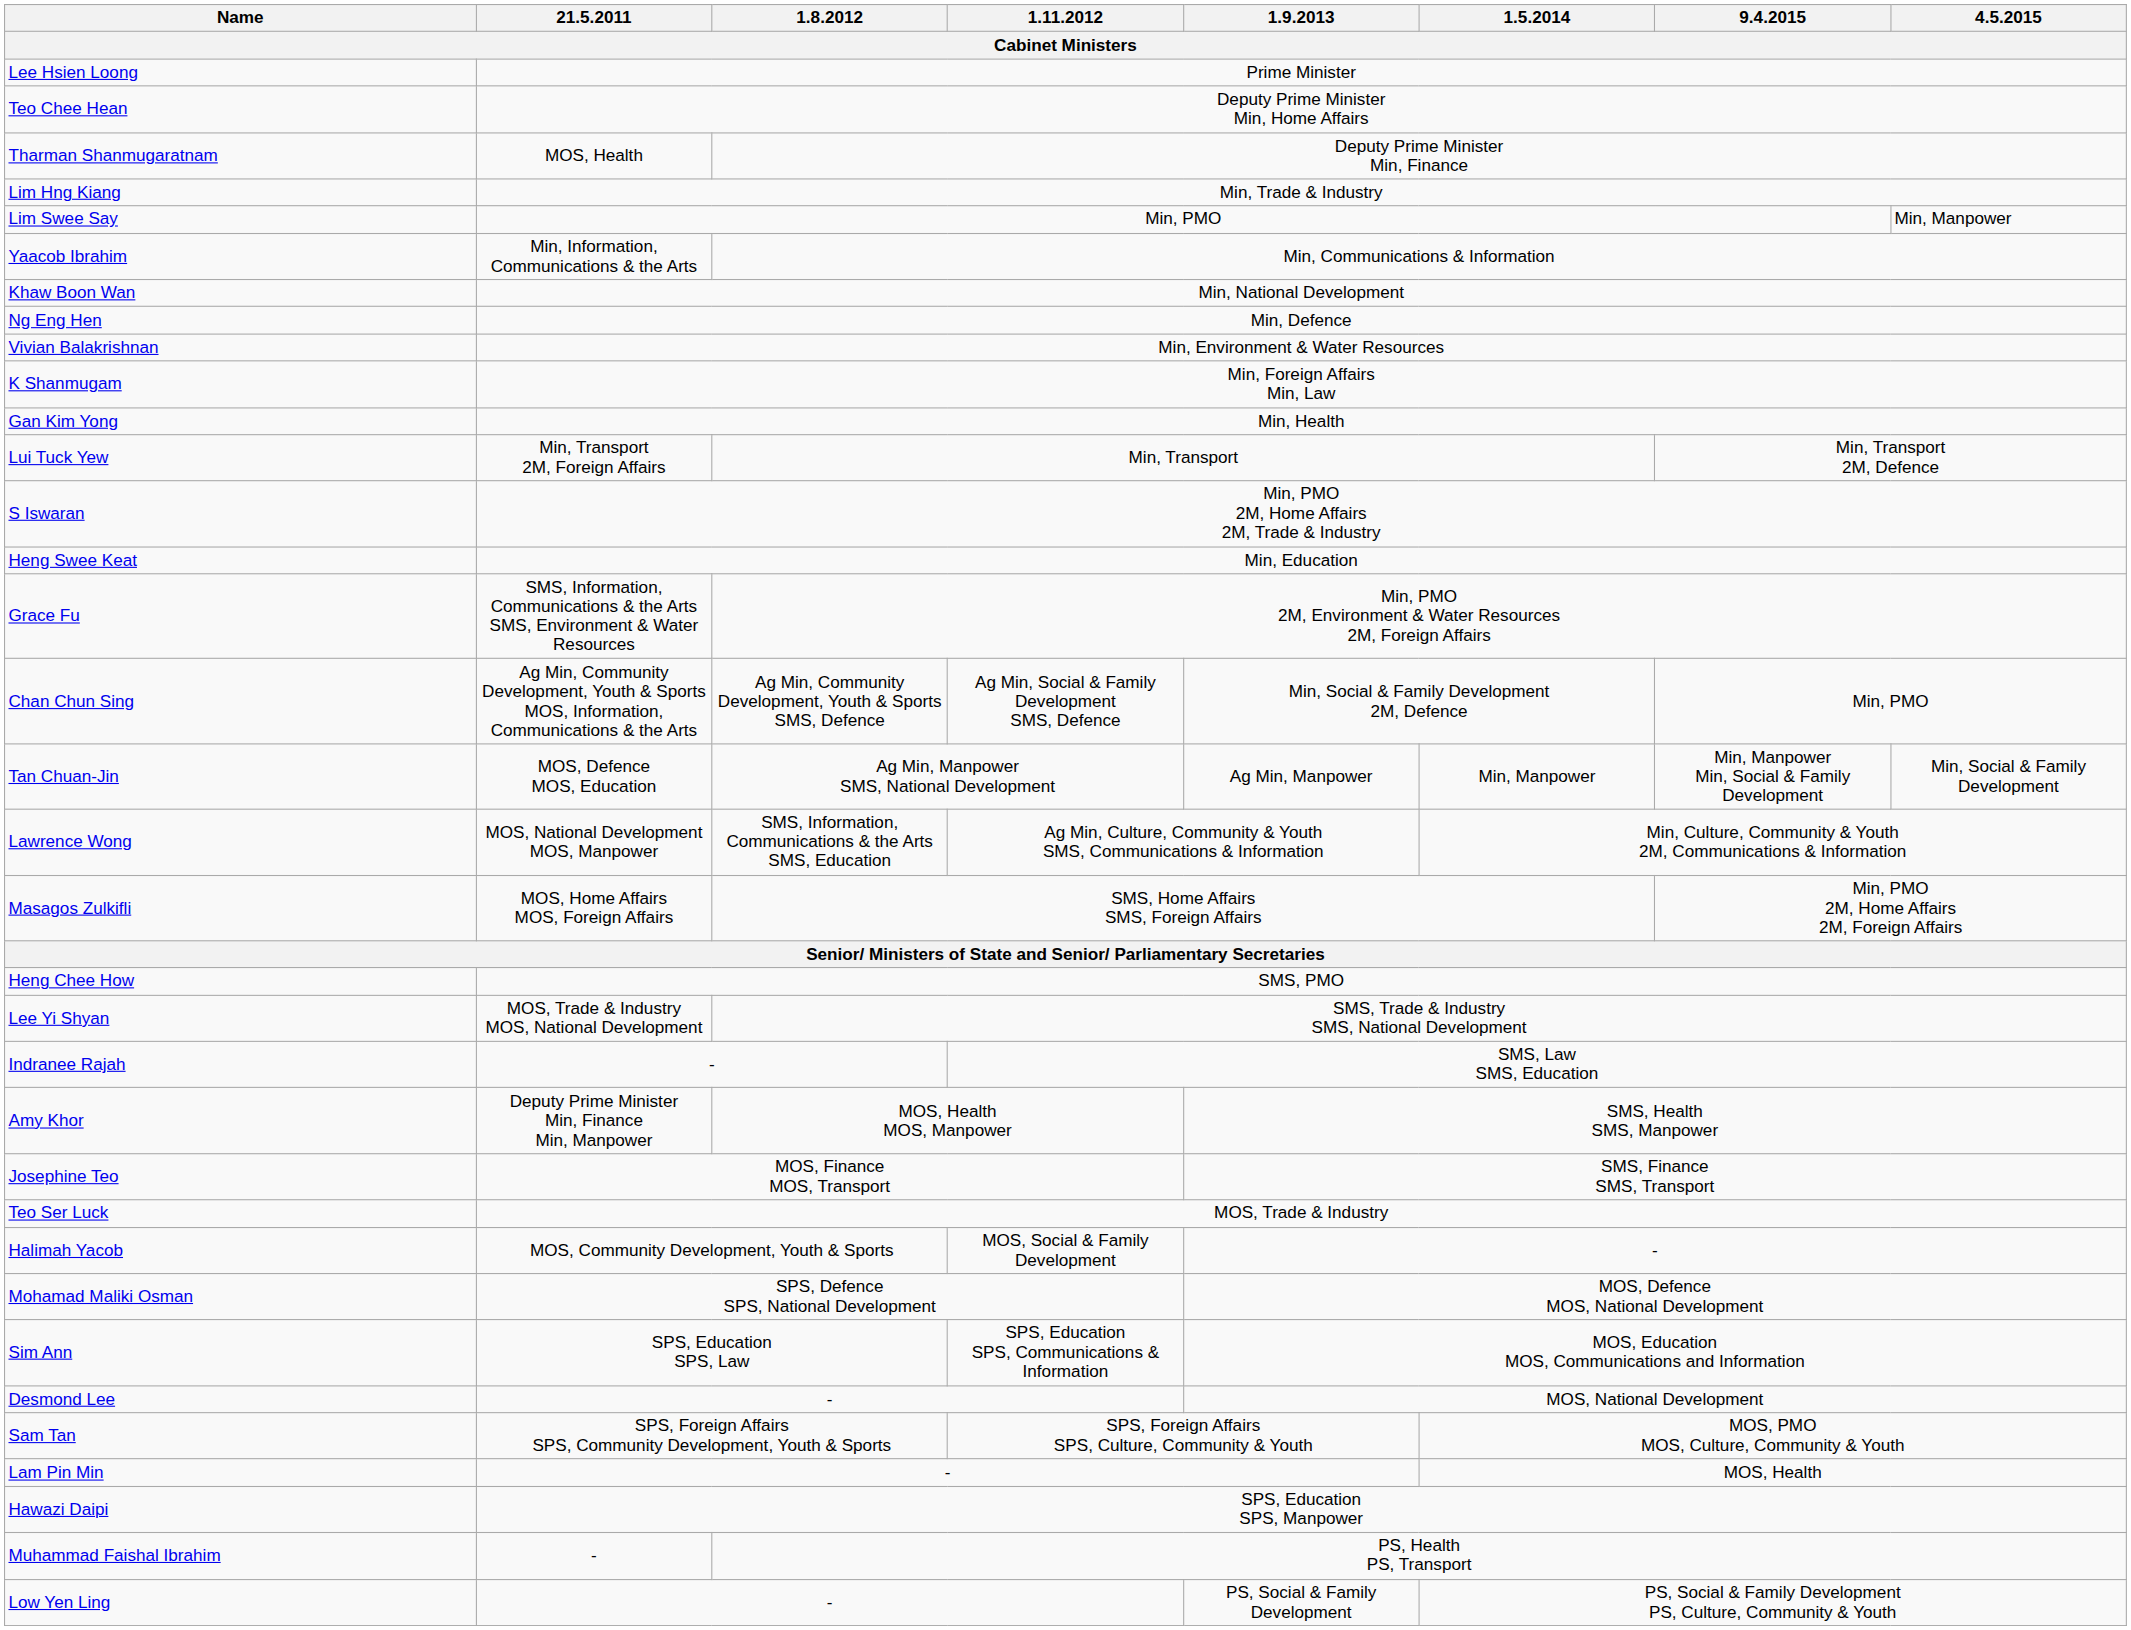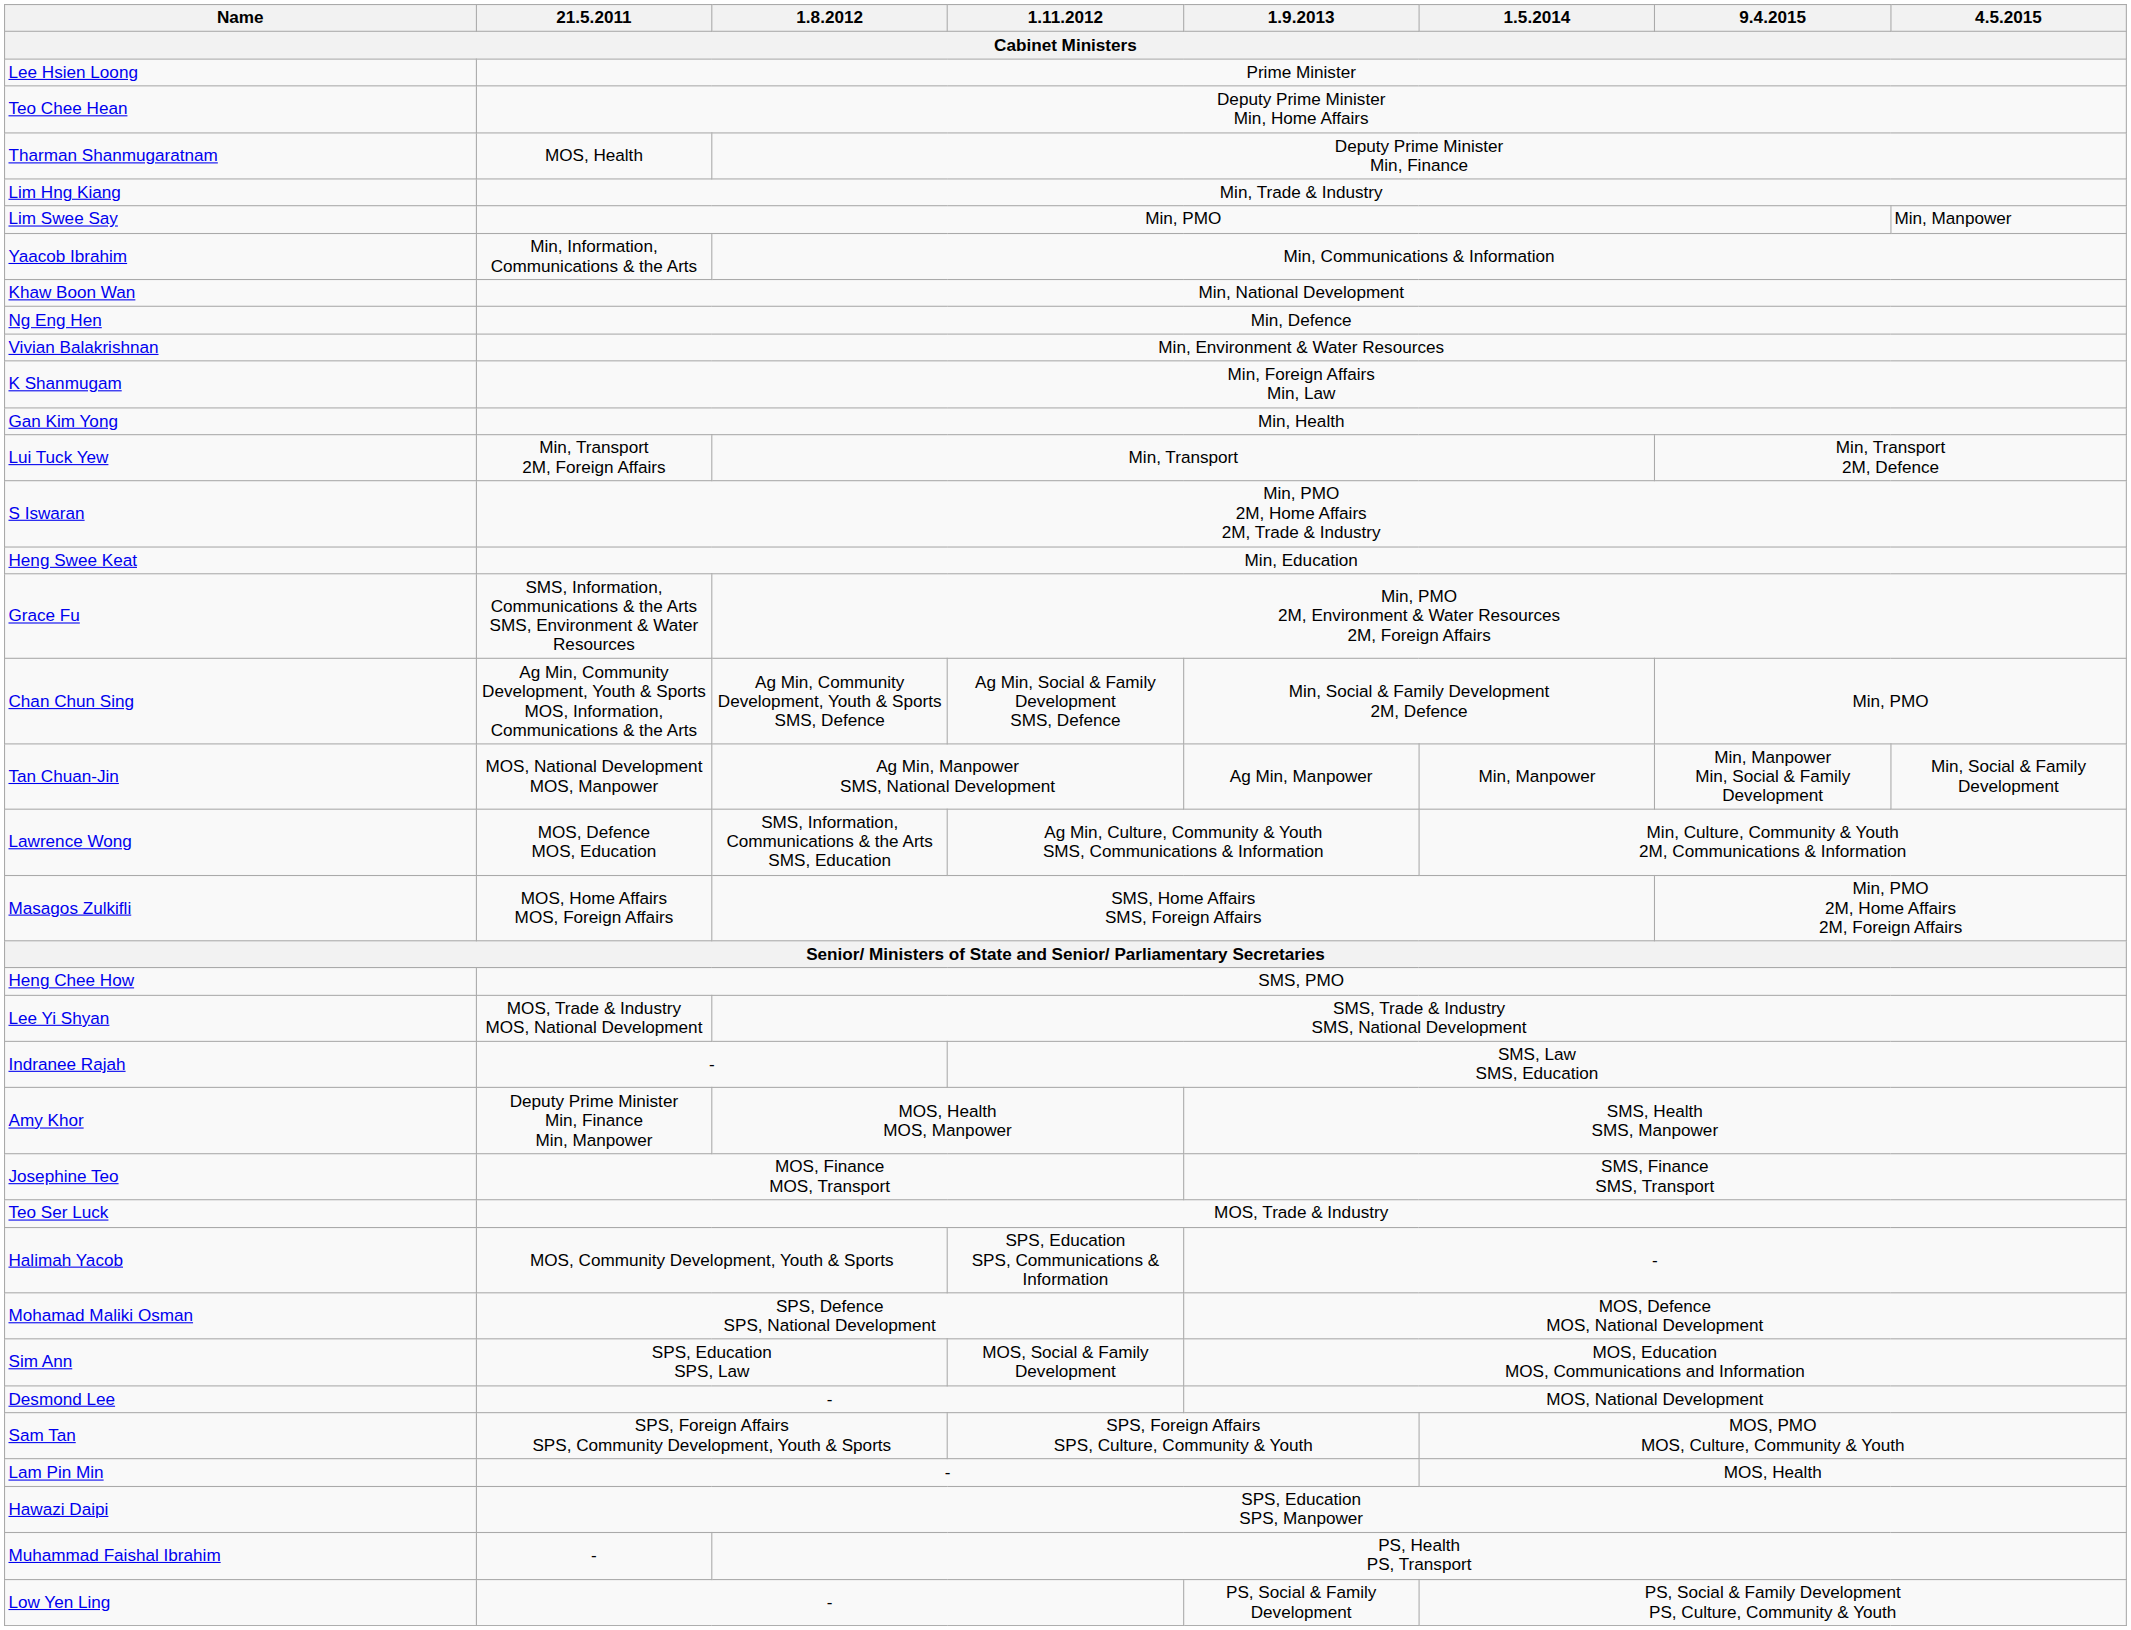(594, 776) MOS, Defence MOS, Education -> (594, 776) MOS, National Development MOS, Manpower
(594, 842) MOS, National Development MOS, Manpower -> (594, 842) MOS, Defence MOS, Education
(1065, 1250) MOS, Social & Family Development -> (1065, 1259) SPS, Education SPS, Communications & Information
(1065, 1352) SPS, Education SPS, Communications & Information -> (1065, 1362) MOS, Social & Family Development
